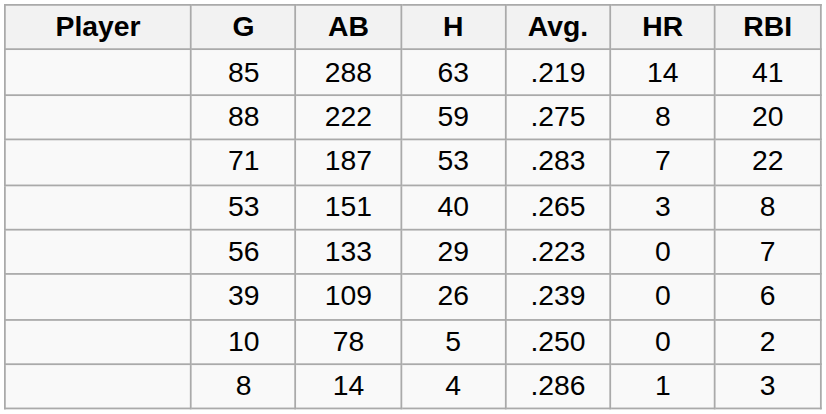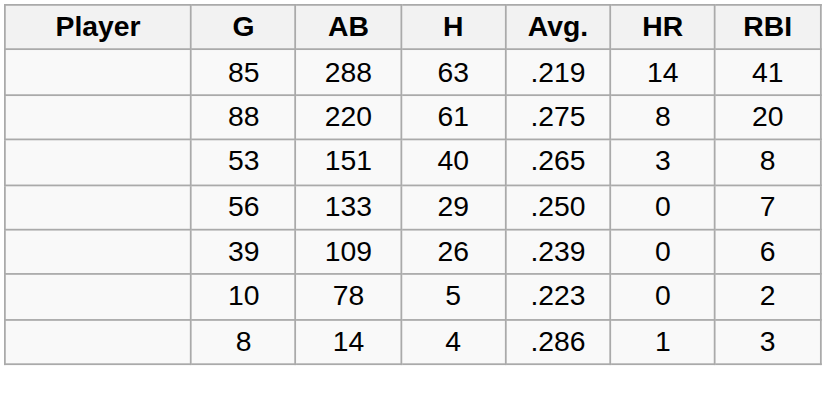(348, 116) 222 -> (348, 116) 220
(453, 116) 59 -> (453, 116) 61
- row: (244, 161)
(558, 251) .223 -> (558, 206) .250
(558, 341) .250 -> (558, 296) .223
